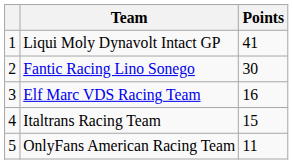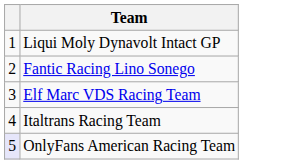- column: (263, 17)
(12, 146) no background -> (12, 146) lavender background
